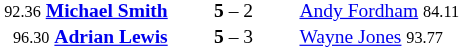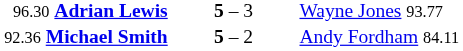rows swapped: (86, 10) <-> (90, 37)
